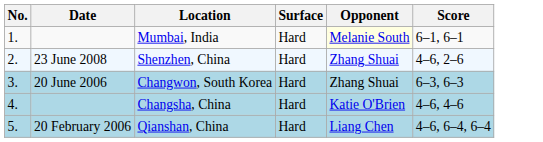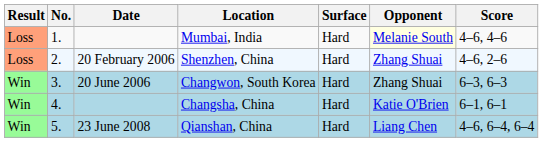+ column: (26, 15)
(440, 37) 6–1, 6–1 -> (483, 37) 4–6, 4–6
(70, 59) 23 June 2008 -> (126, 59) 20 February 2006
(440, 103) 4–6, 4–6 -> (483, 103) 6–1, 6–1
(83, 125) 20 February 2006 -> (114, 125) 23 June 2008
